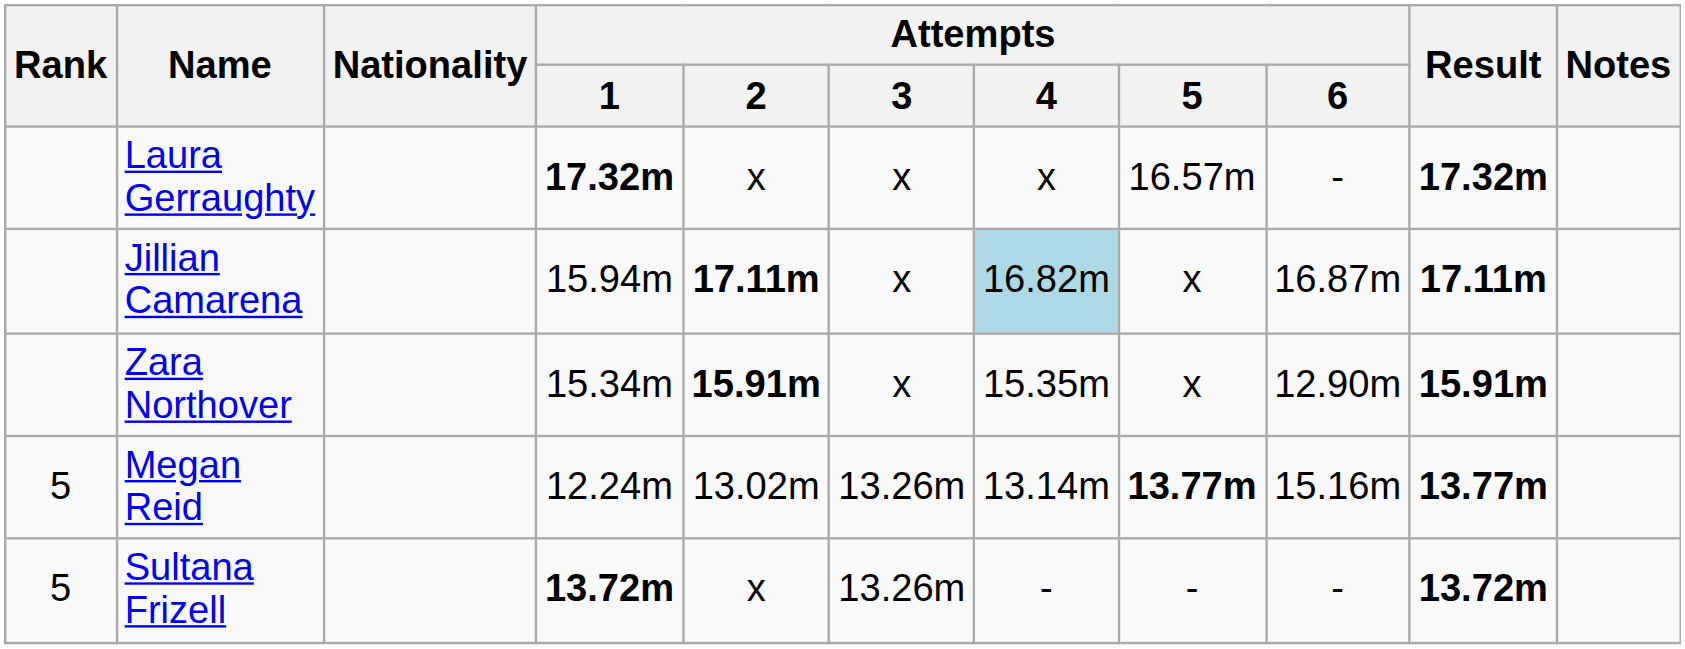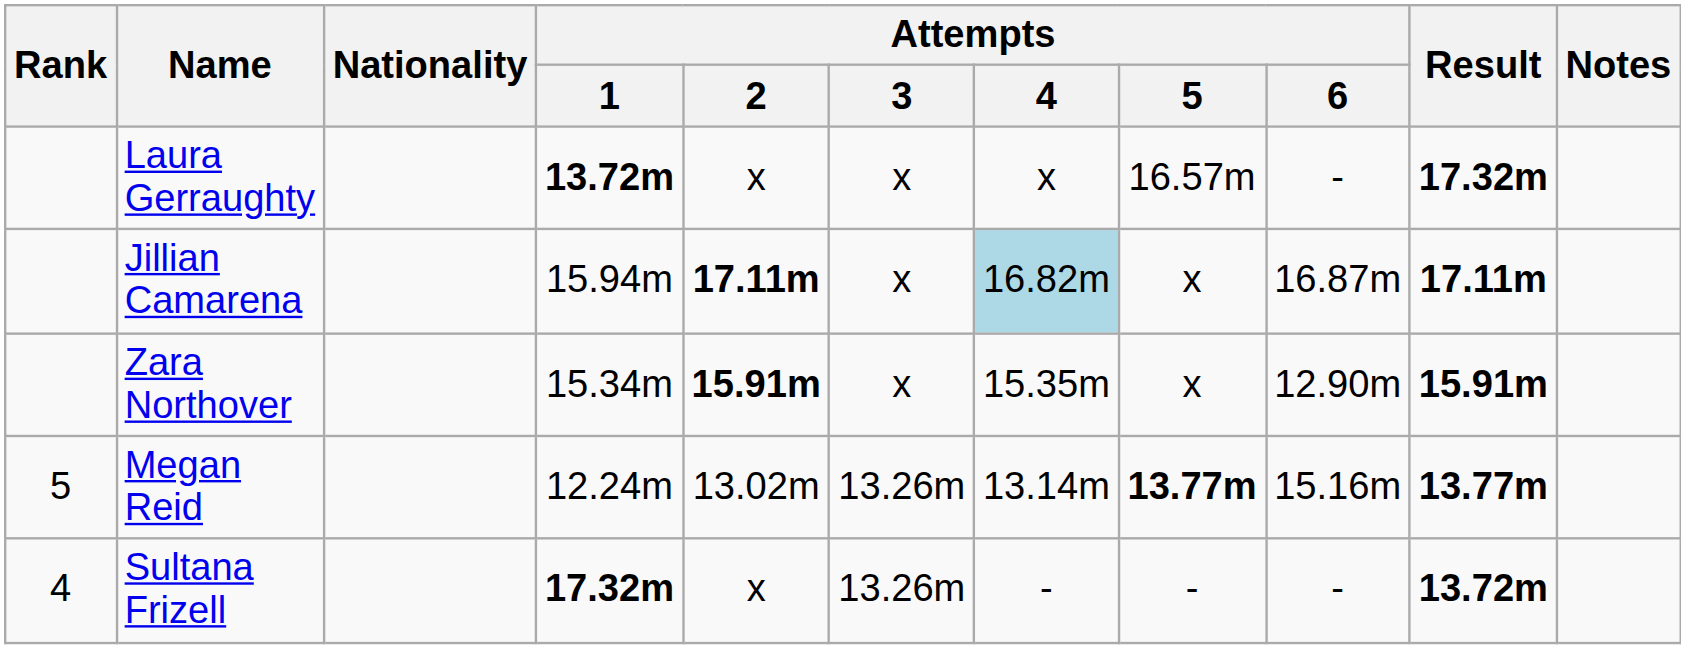(609, 176) 17.32m -> (609, 176) 13.72m
(61, 589) 5 -> (61, 589) 4
(609, 589) 13.72m -> (609, 589) 17.32m
